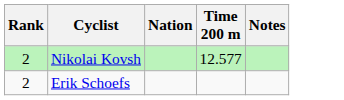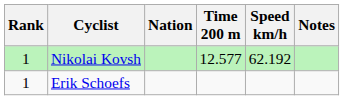+ column: (270, 25)
(26, 58) 2 -> (26, 58) 1
(26, 82) 2 -> (26, 82) 1
